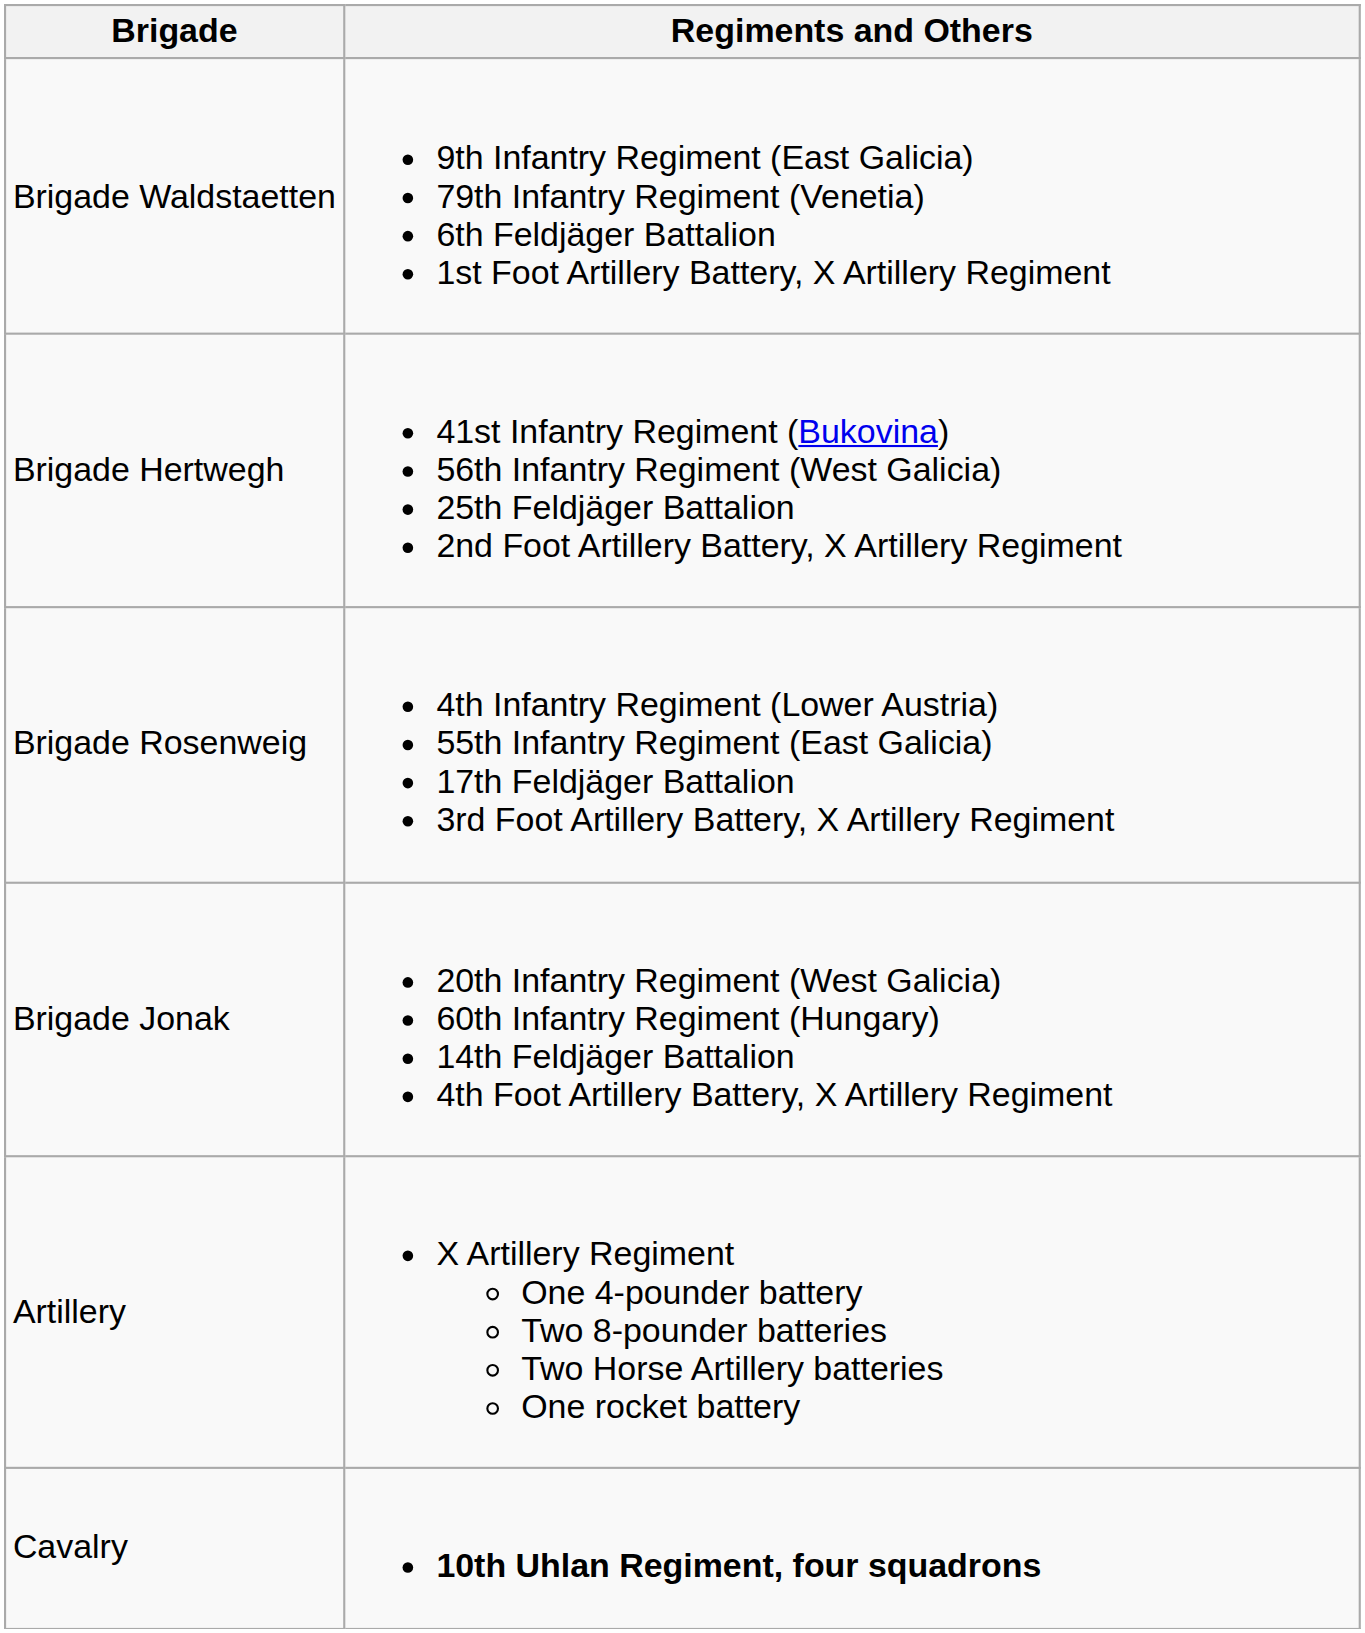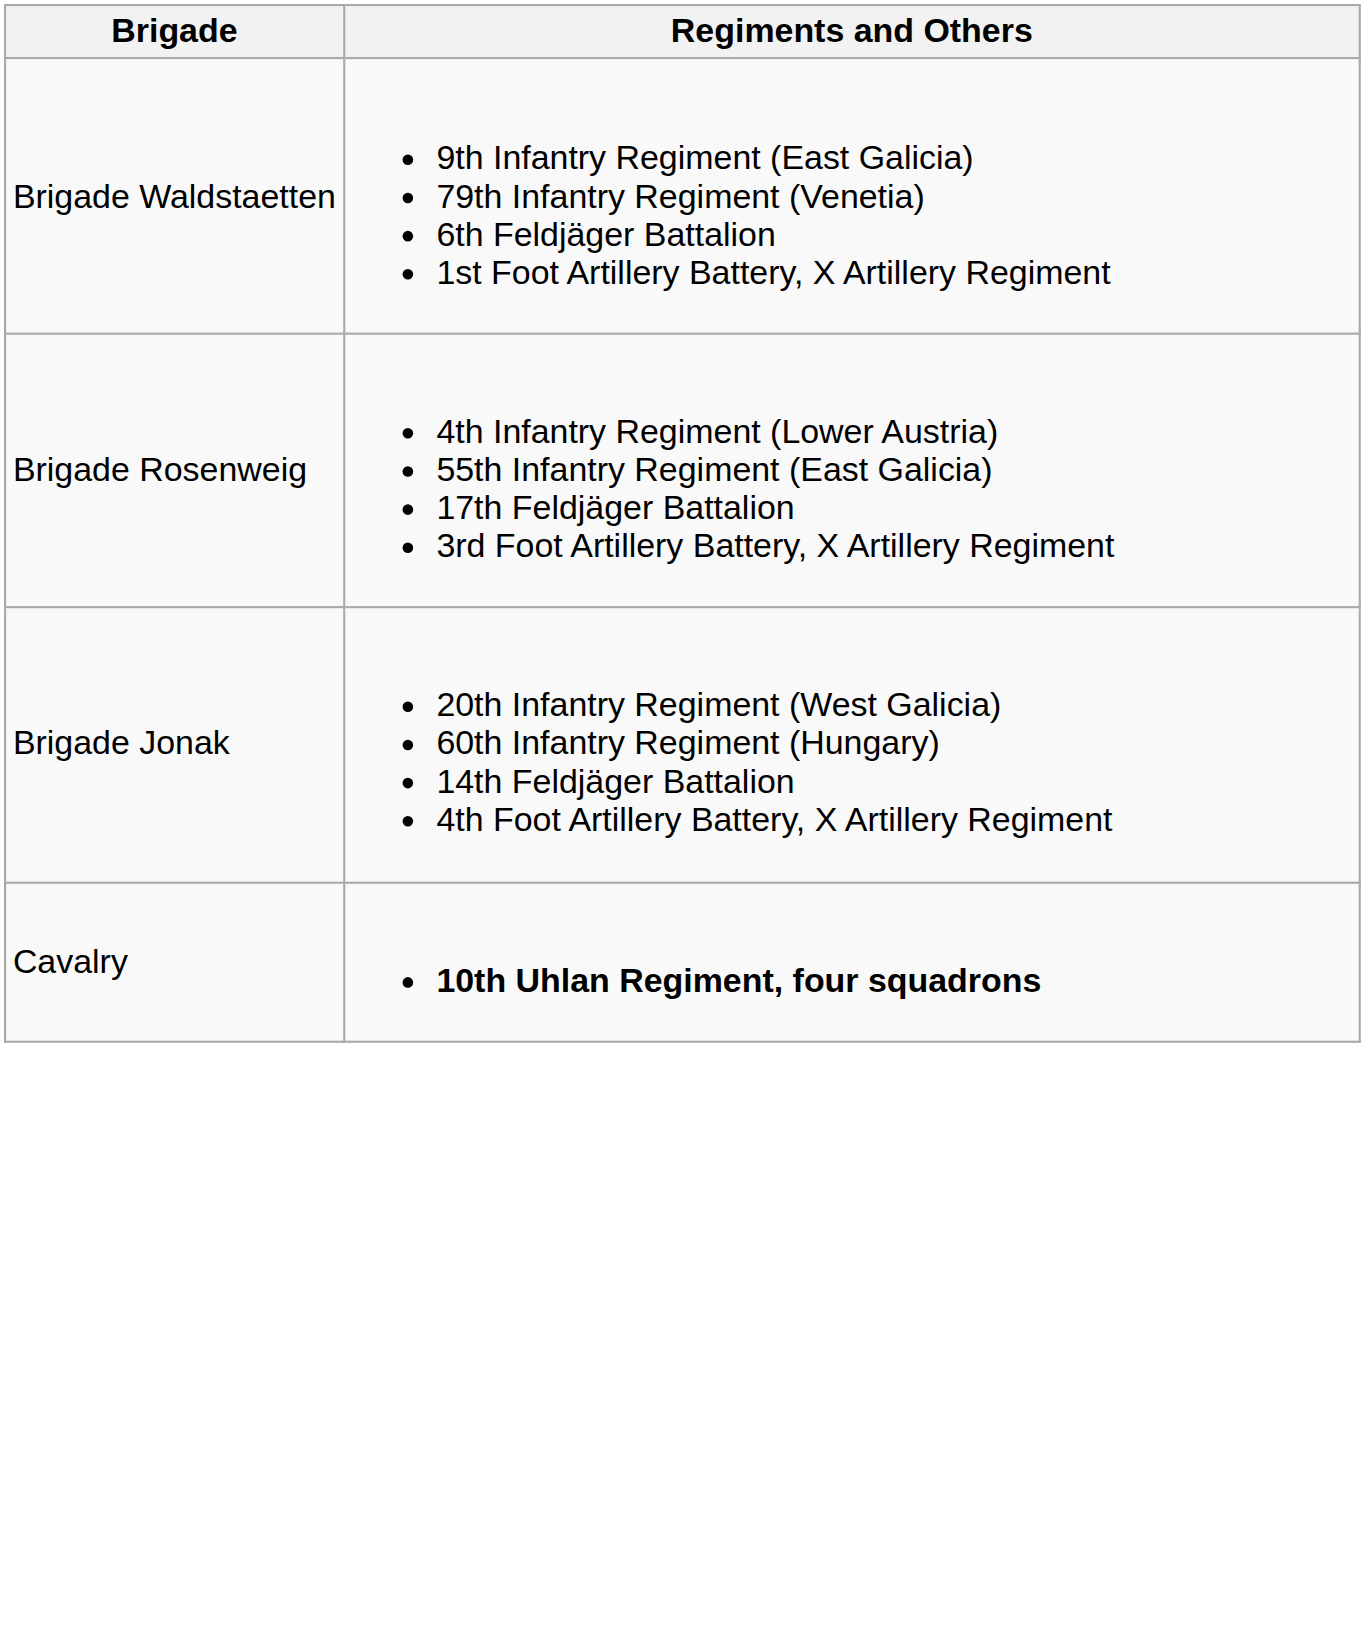- row: (149, 469)
- row: (69, 1311)
